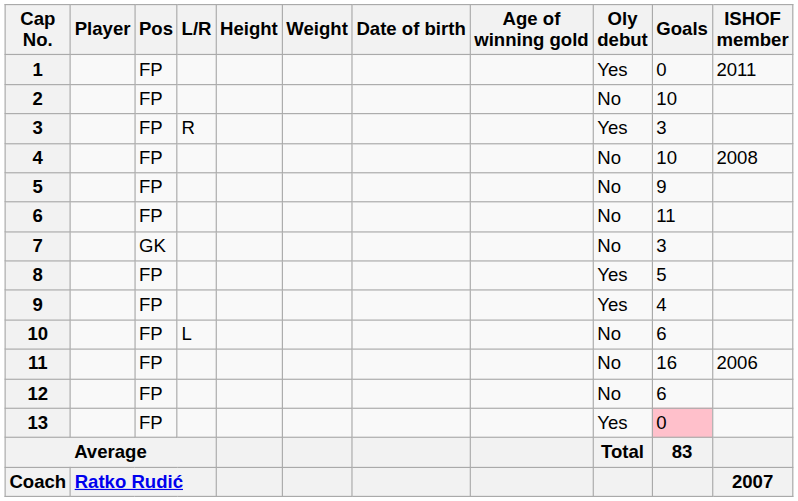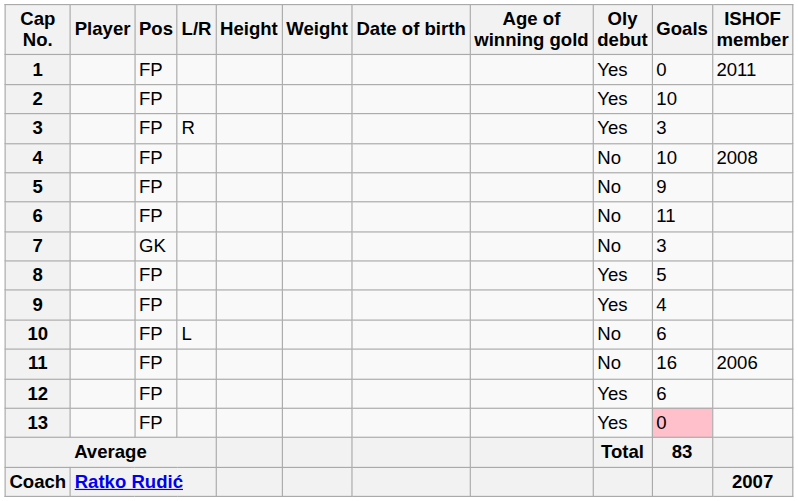(609, 98) No -> (612, 98) Yes
(609, 393) No -> (612, 393) Yes
